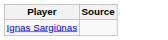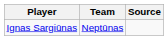+ column: (102, 12)
